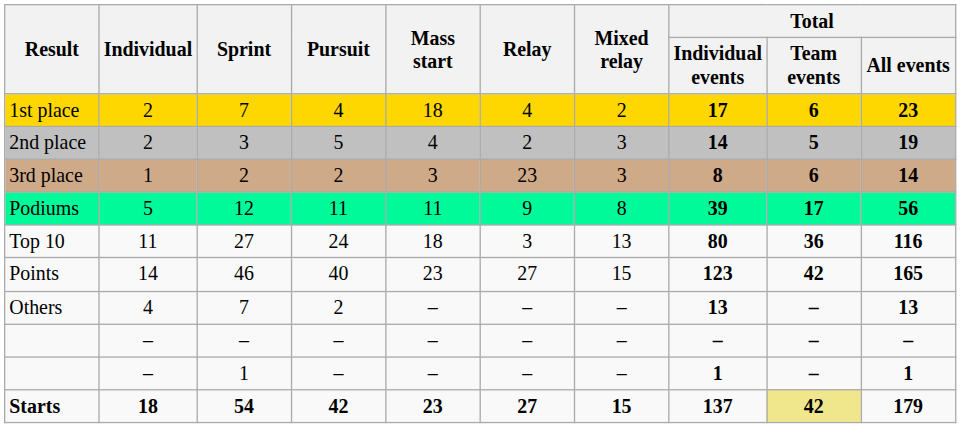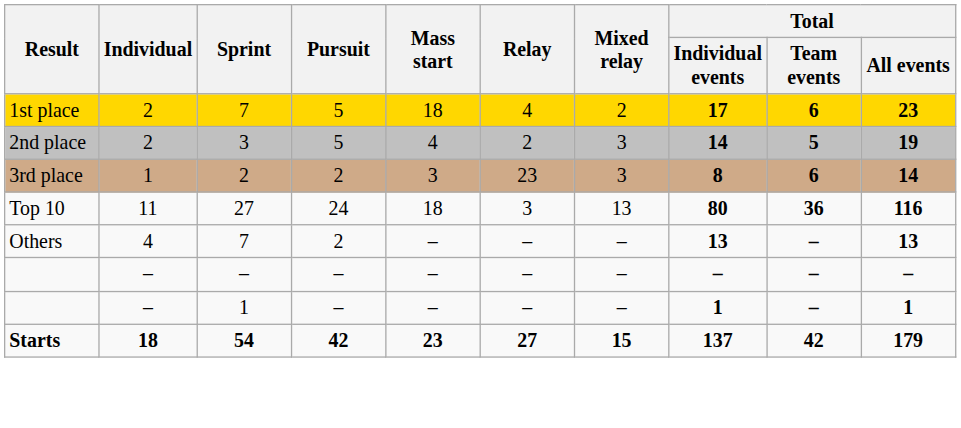(338, 110) 4 -> (338, 110) 5
- row: (44, 208)
- row: (34, 274)
(814, 405) khaki background -> (814, 340) no background
